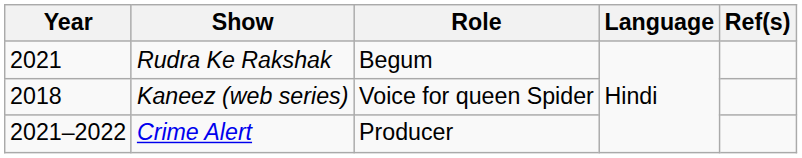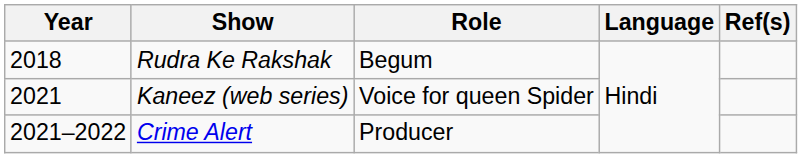(36, 59) 2021 -> (36, 59) 2018
(36, 96) 2018 -> (36, 96) 2021
